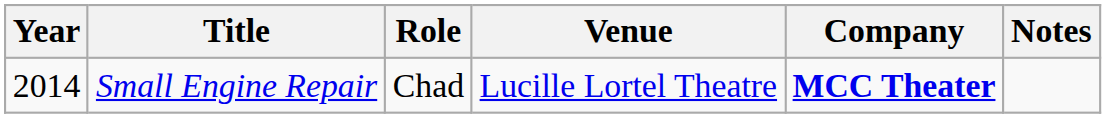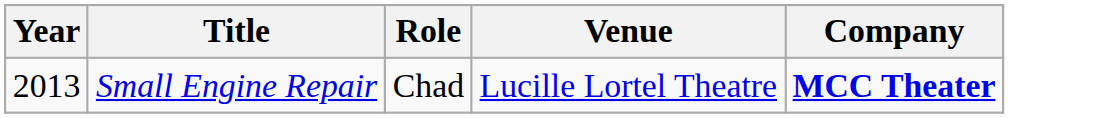- column: (1051, 31)
(47, 84) 2014 -> (47, 84) 2013
